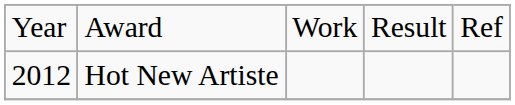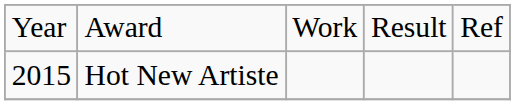(41, 74) 2012 -> (41, 74) 2015
